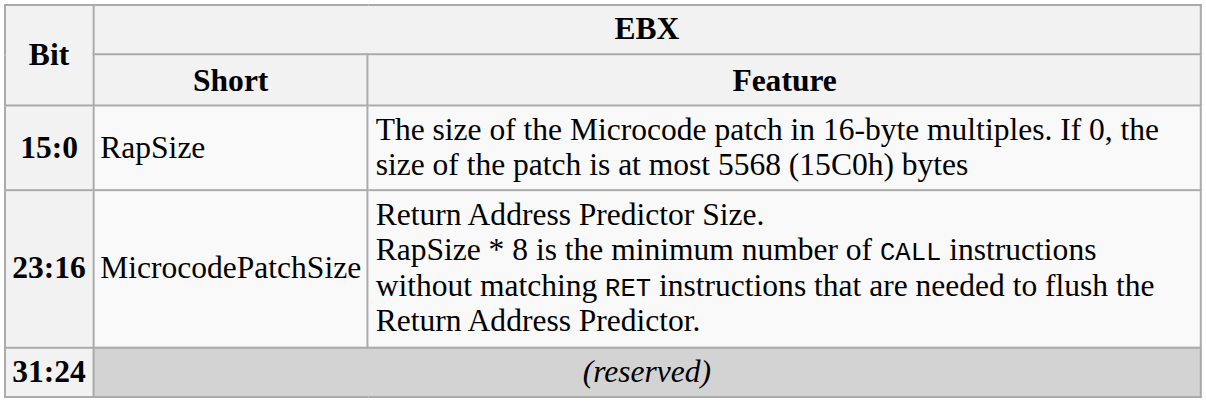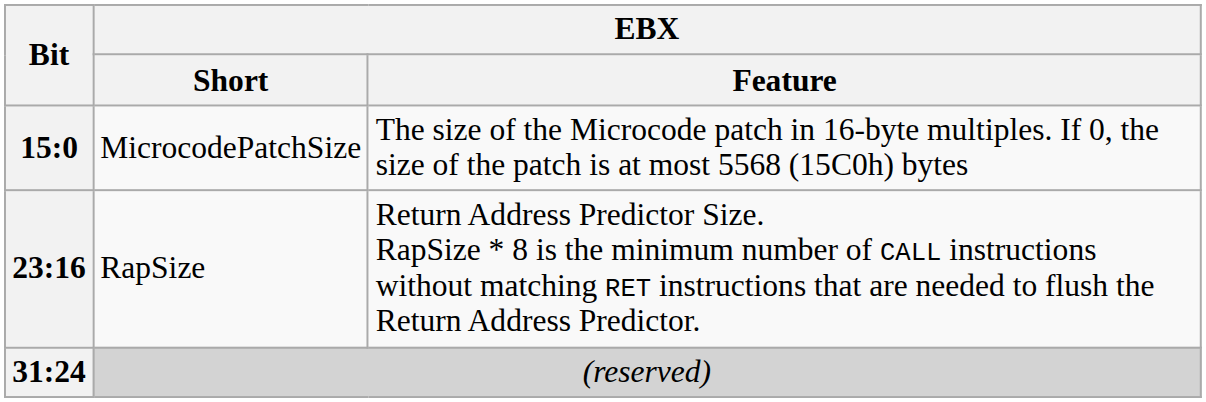(153, 147) RapSize -> (231, 147) MicrocodePatchSize
(231, 268) MicrocodePatchSize -> (153, 268) RapSize
